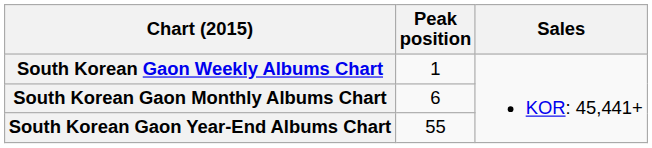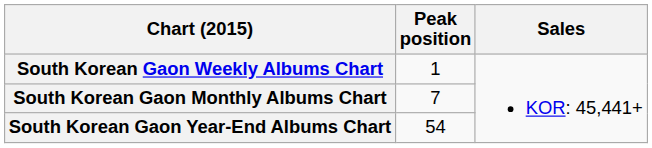(435, 98) 6 -> (435, 98) 7
(435, 127) 55 -> (435, 127) 54
